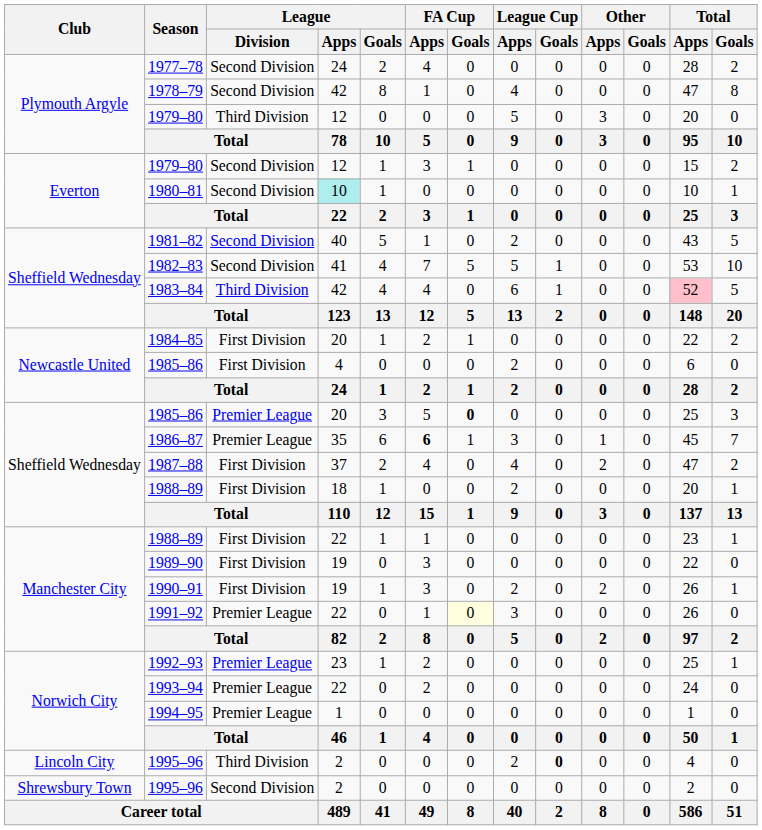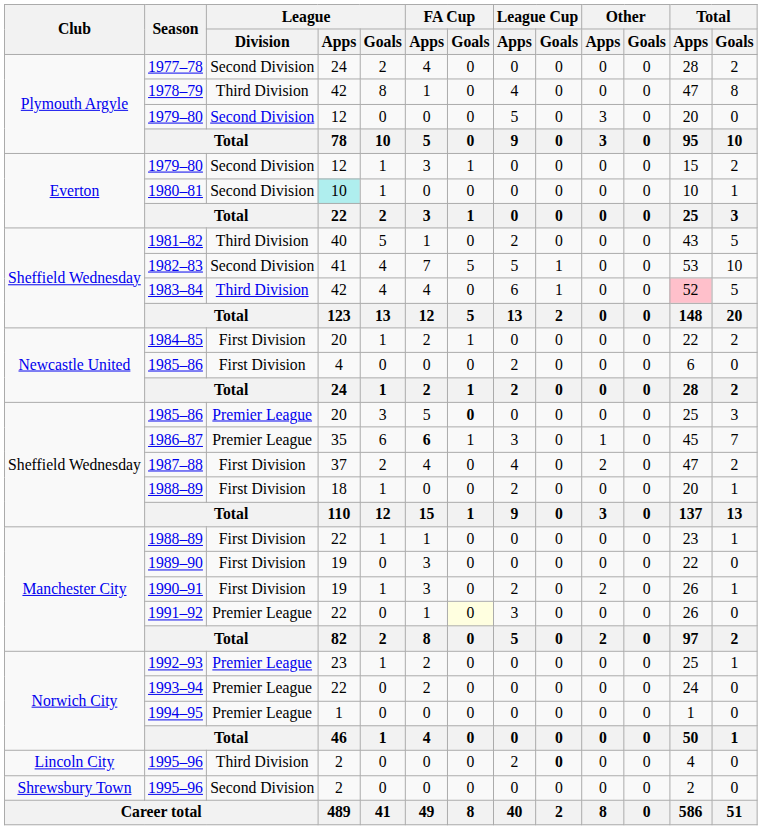(262, 91) Second Division -> (262, 91) Third Division
(262, 116) Third Division -> (262, 116) Second Division
(262, 240) Second Division -> (262, 240) Third Division
